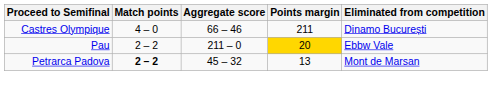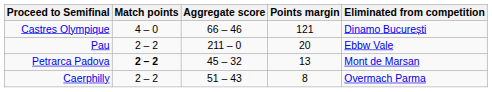(305, 29) 211 -> (305, 29) 121
(305, 45) gold background -> (305, 45) no background
+ row: (86, 78)
